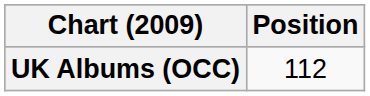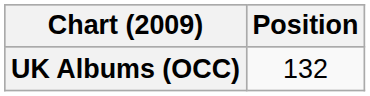(305, 68) 112 -> (305, 68) 132
